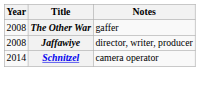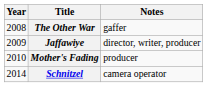(16, 43) 2008 -> (16, 43) 2009
+ row: (65, 58)
